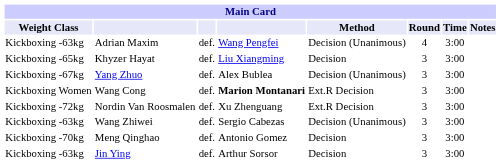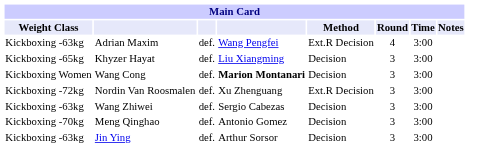(357, 43) Decision (Unanimous) -> (341, 43) Ext.R Decision
- row: (119, 74)
(341, 90) Ext.R Decision -> (327, 74) Decision
(357, 122) Decision (Unanimous) -> (327, 106) Decision
